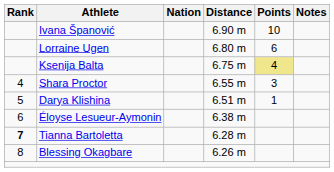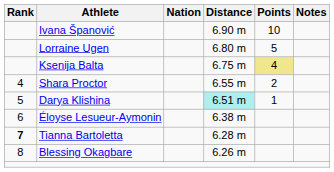(274, 48) 6 -> (274, 48) 5
(274, 83) 3 -> (274, 83) 2
(229, 100) no background -> (229, 100) paleturquoise background
